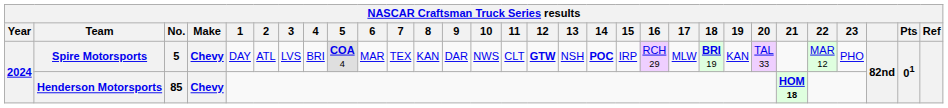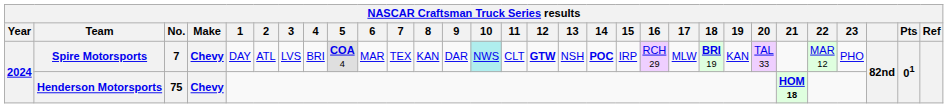(176, 56) 5 -> (176, 56) 7
(486, 56) no background -> (486, 56) paleturquoise background
(176, 87) 85 -> (176, 87) 75
